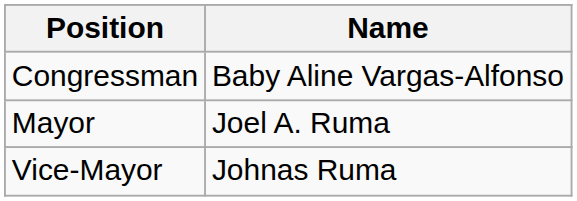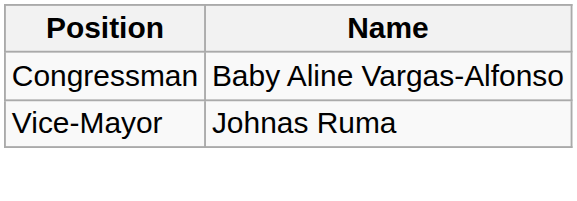- row: (53, 123)
